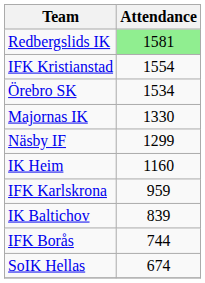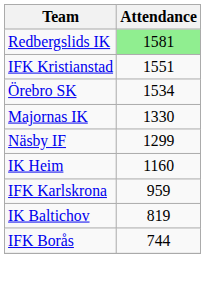(159, 66) 1554 -> (159, 66) 1551
(159, 215) 839 -> (159, 215) 819
- row: (47, 265)
